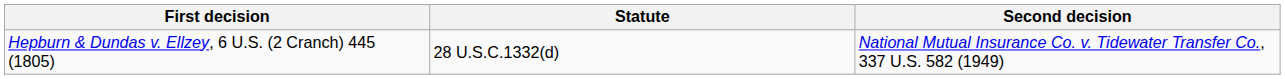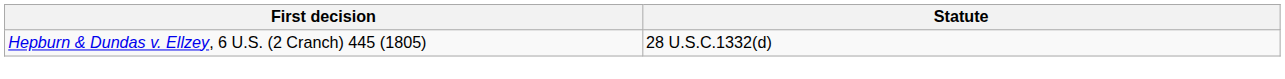- column: (1068, 17)
